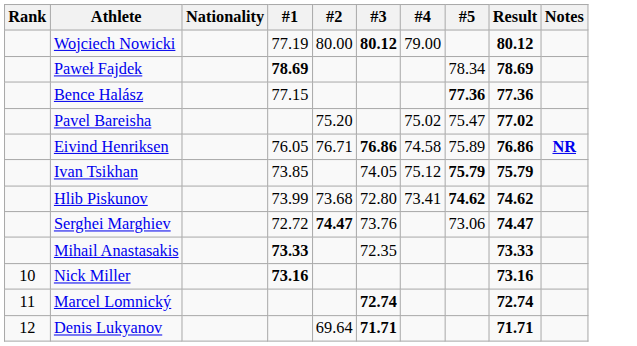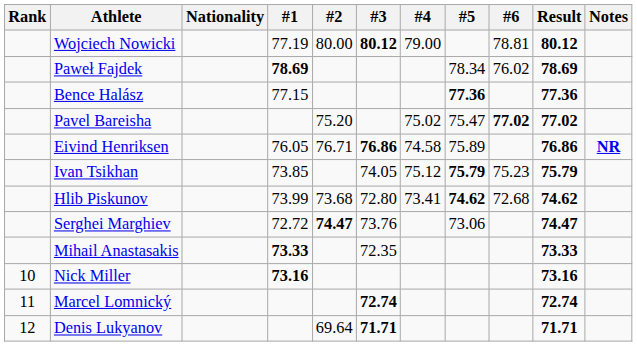+ column: (511, 17)
